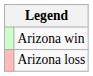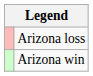rows swapped: (51, 38) <-> (51, 60)
